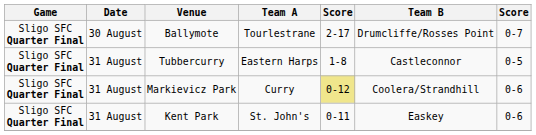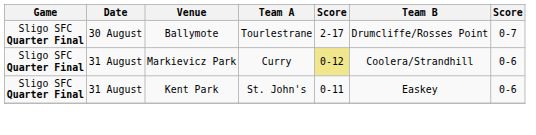- row: (192, 62)
